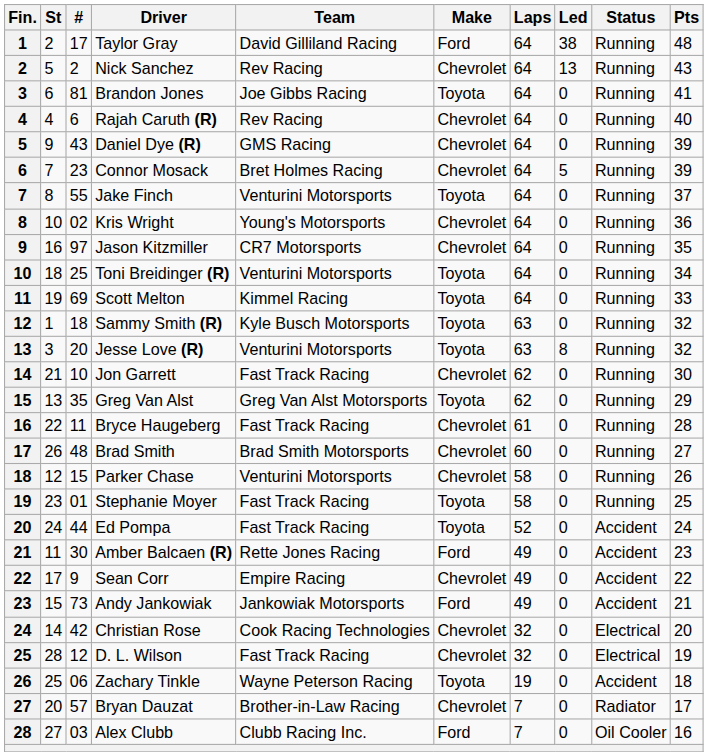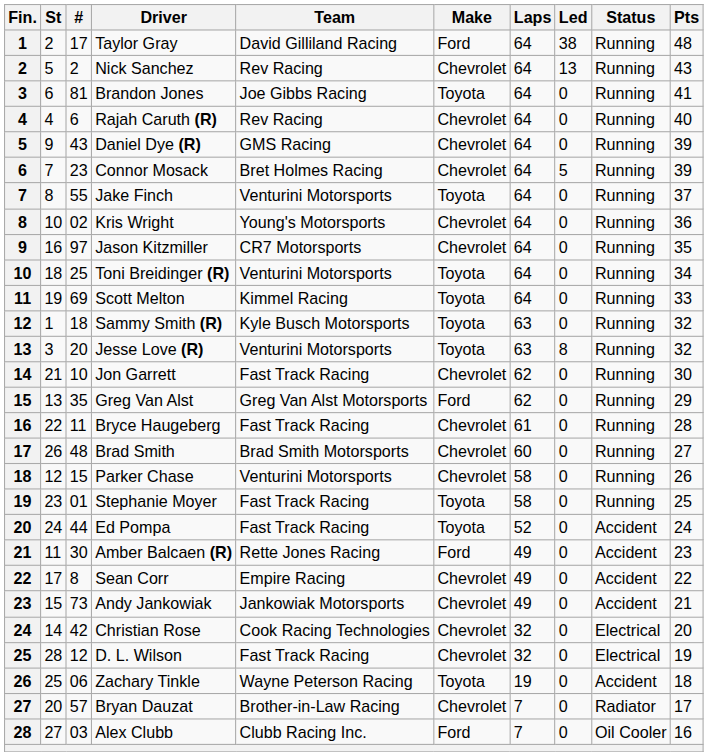(461, 400) Toyota -> (454, 400) Ford
(74, 579) 9 -> (74, 579) 8
(454, 604) Ford -> (472, 604) Chevrolet
